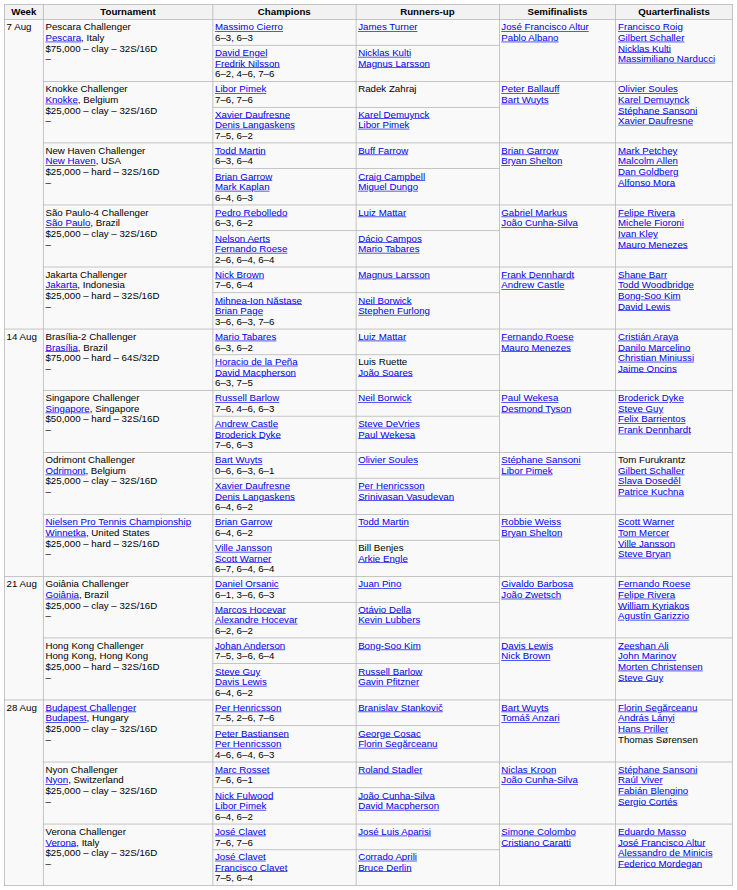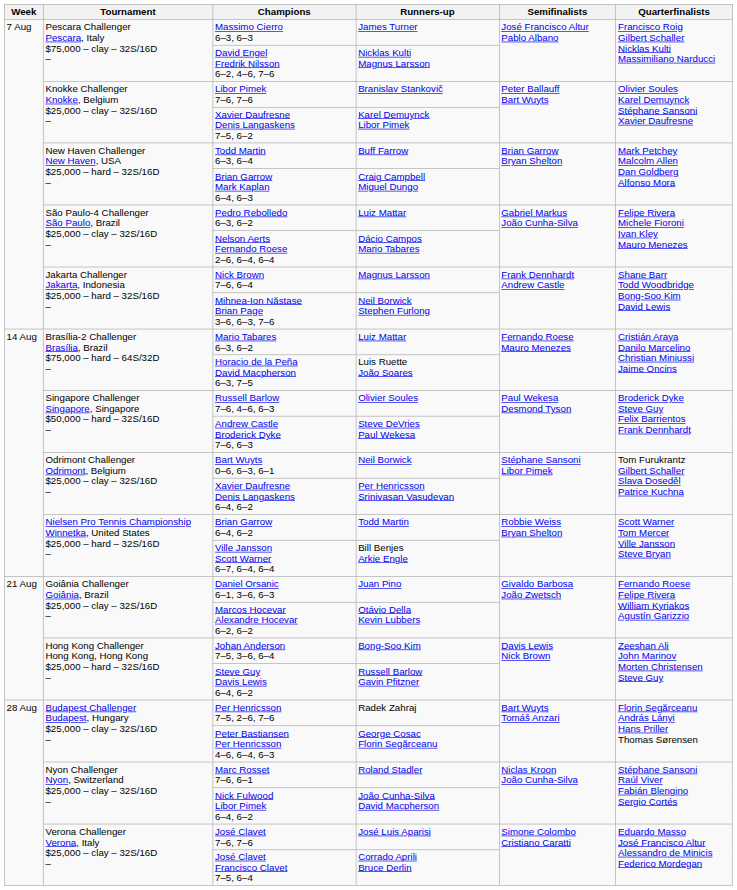(387, 89) Radek Zahraj -> (401, 89) Branislav Stankovič
(385, 398) Neil Borwick -> (388, 398) Olivier Soules
(388, 460) Olivier Soules -> (385, 460) Neil Borwick
(401, 707) Branislav Stankovič -> (387, 707) Radek Zahraj
